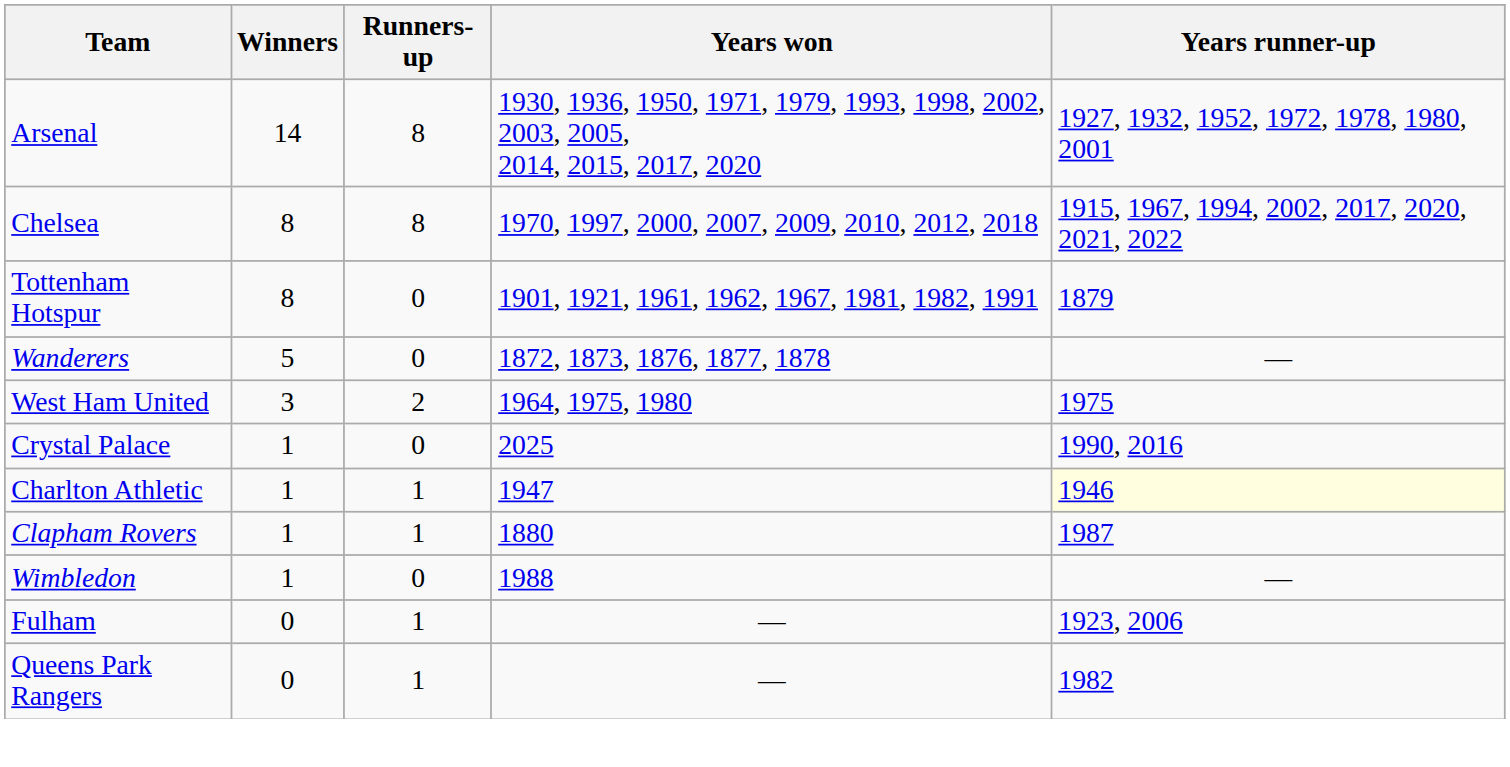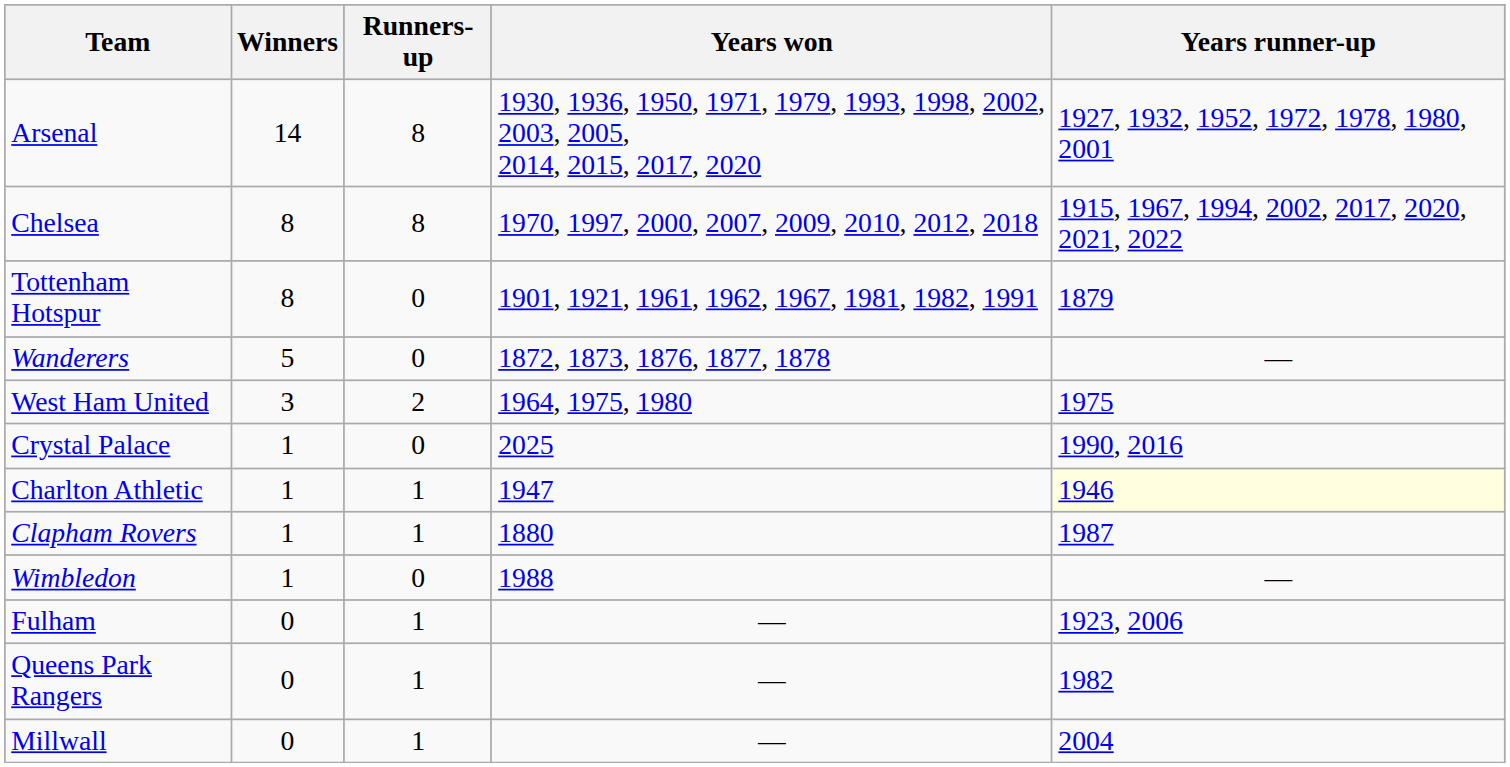+ row: (59, 740)
